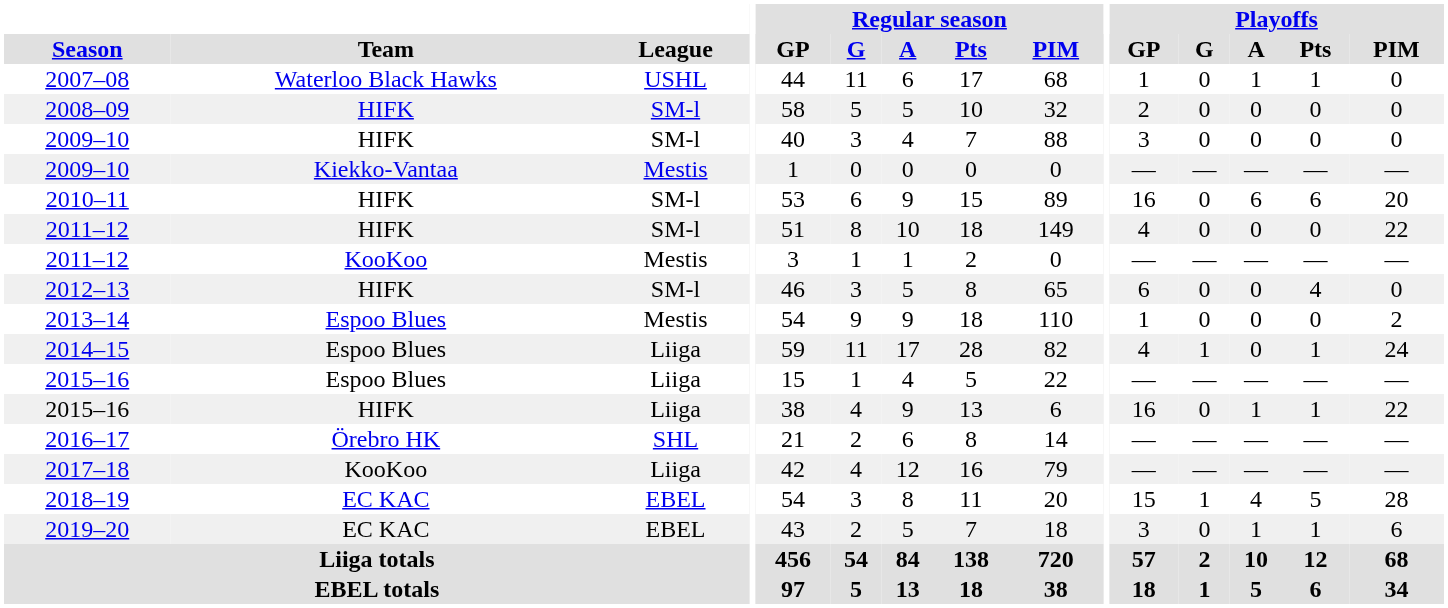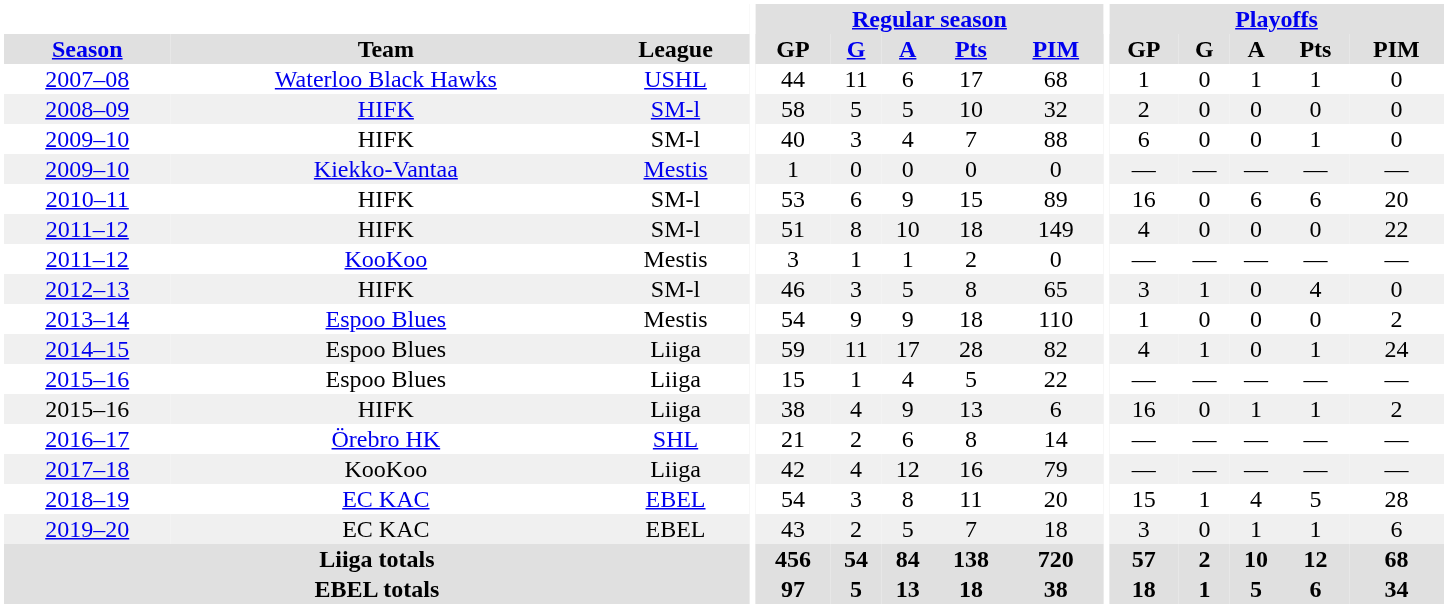(1144, 138) 3 -> (1144, 138) 6
(1315, 138) 0 -> (1315, 138) 1
(1144, 288) 6 -> (1144, 288) 3
(1204, 288) 0 -> (1204, 288) 1
(1396, 408) 22 -> (1396, 408) 2
